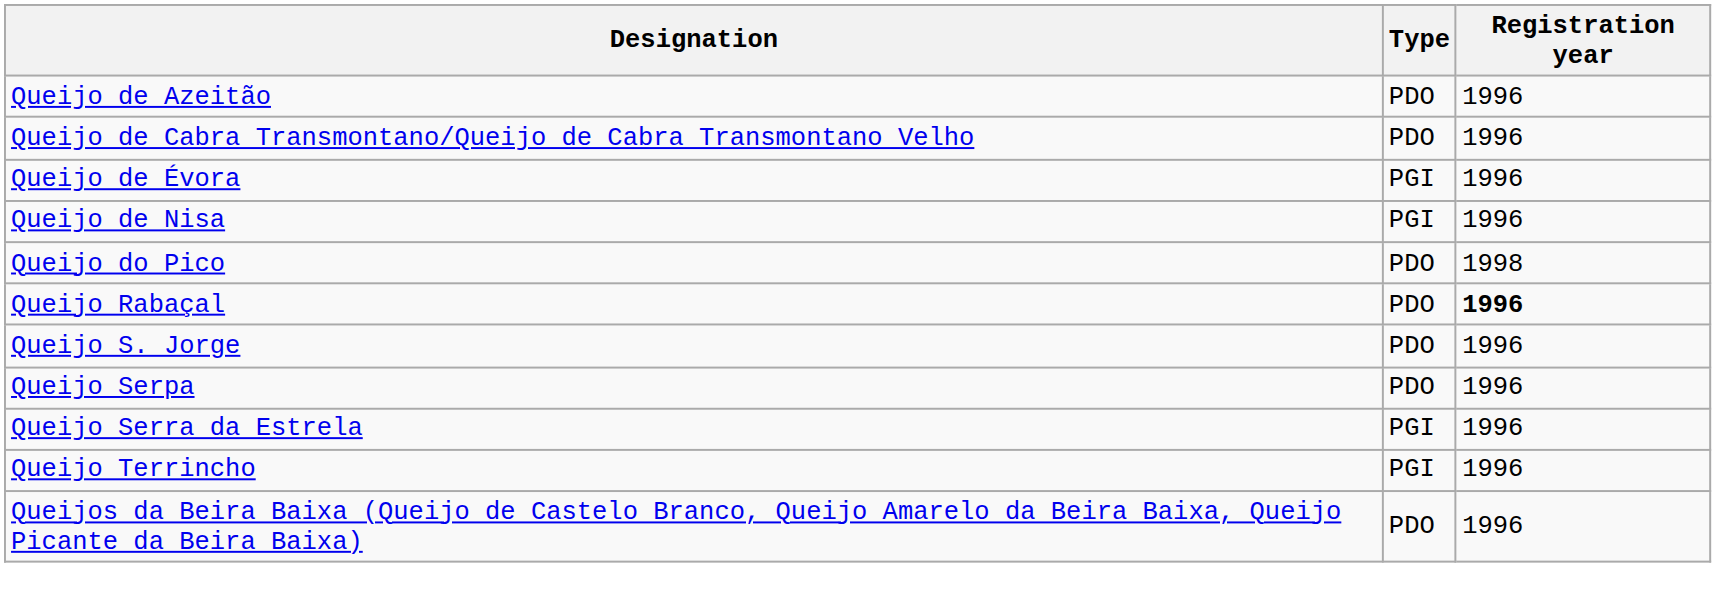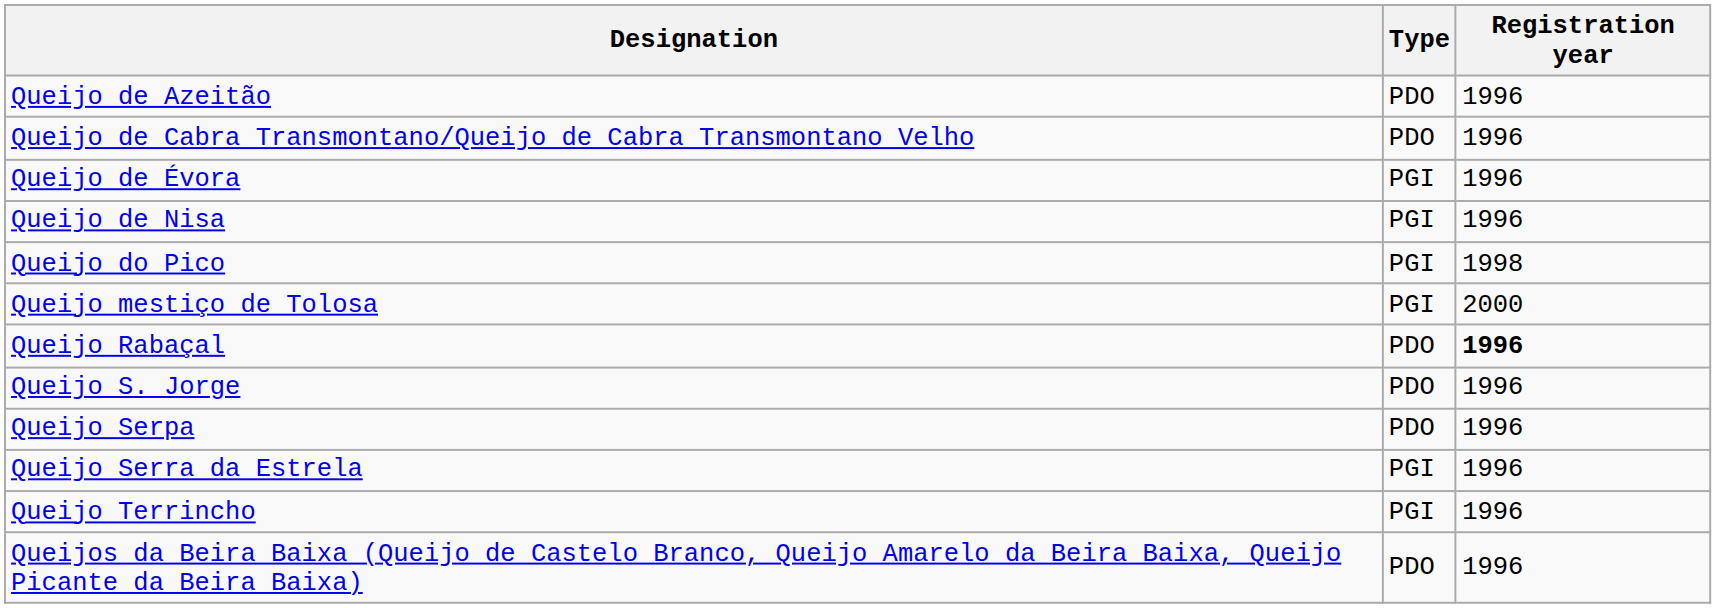(1412, 263) PDO -> (1412, 263) PGI
+ row: (195, 304)
